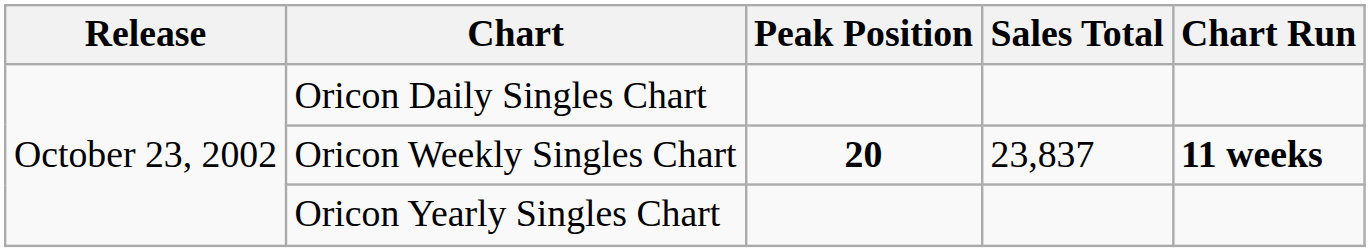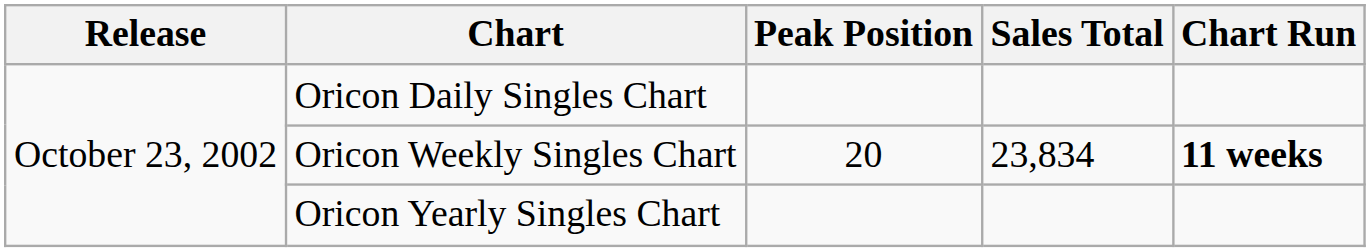(863, 154) bold -> (863, 154) normal
(1042, 154) 23,837 -> (1042, 154) 23,834
